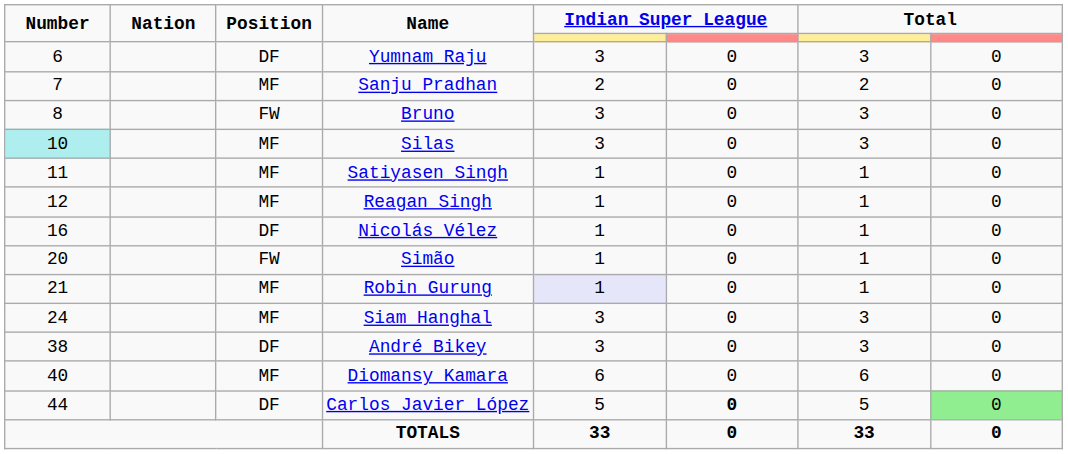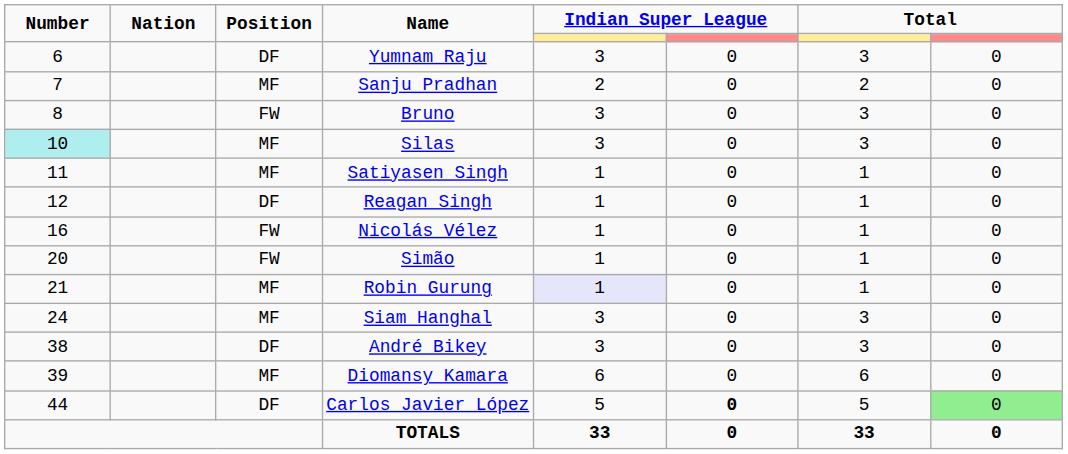(269, 202) MF -> (269, 202) DF
(269, 231) DF -> (269, 231) FW
(58, 376) 40 -> (58, 376) 39
